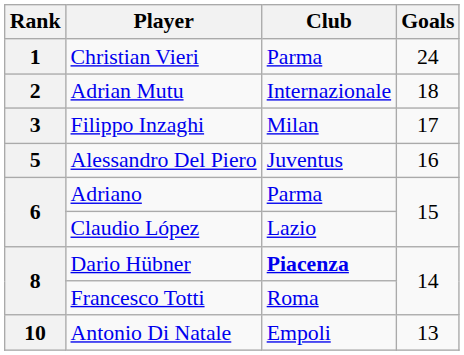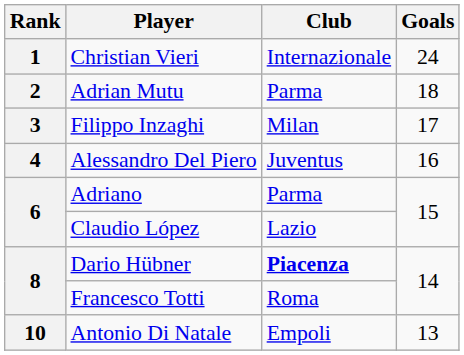(294, 56) Parma -> (329, 56) Internazionale
(329, 90) Internazionale -> (294, 90) Parma
(35, 159) 5 -> (35, 159) 4
